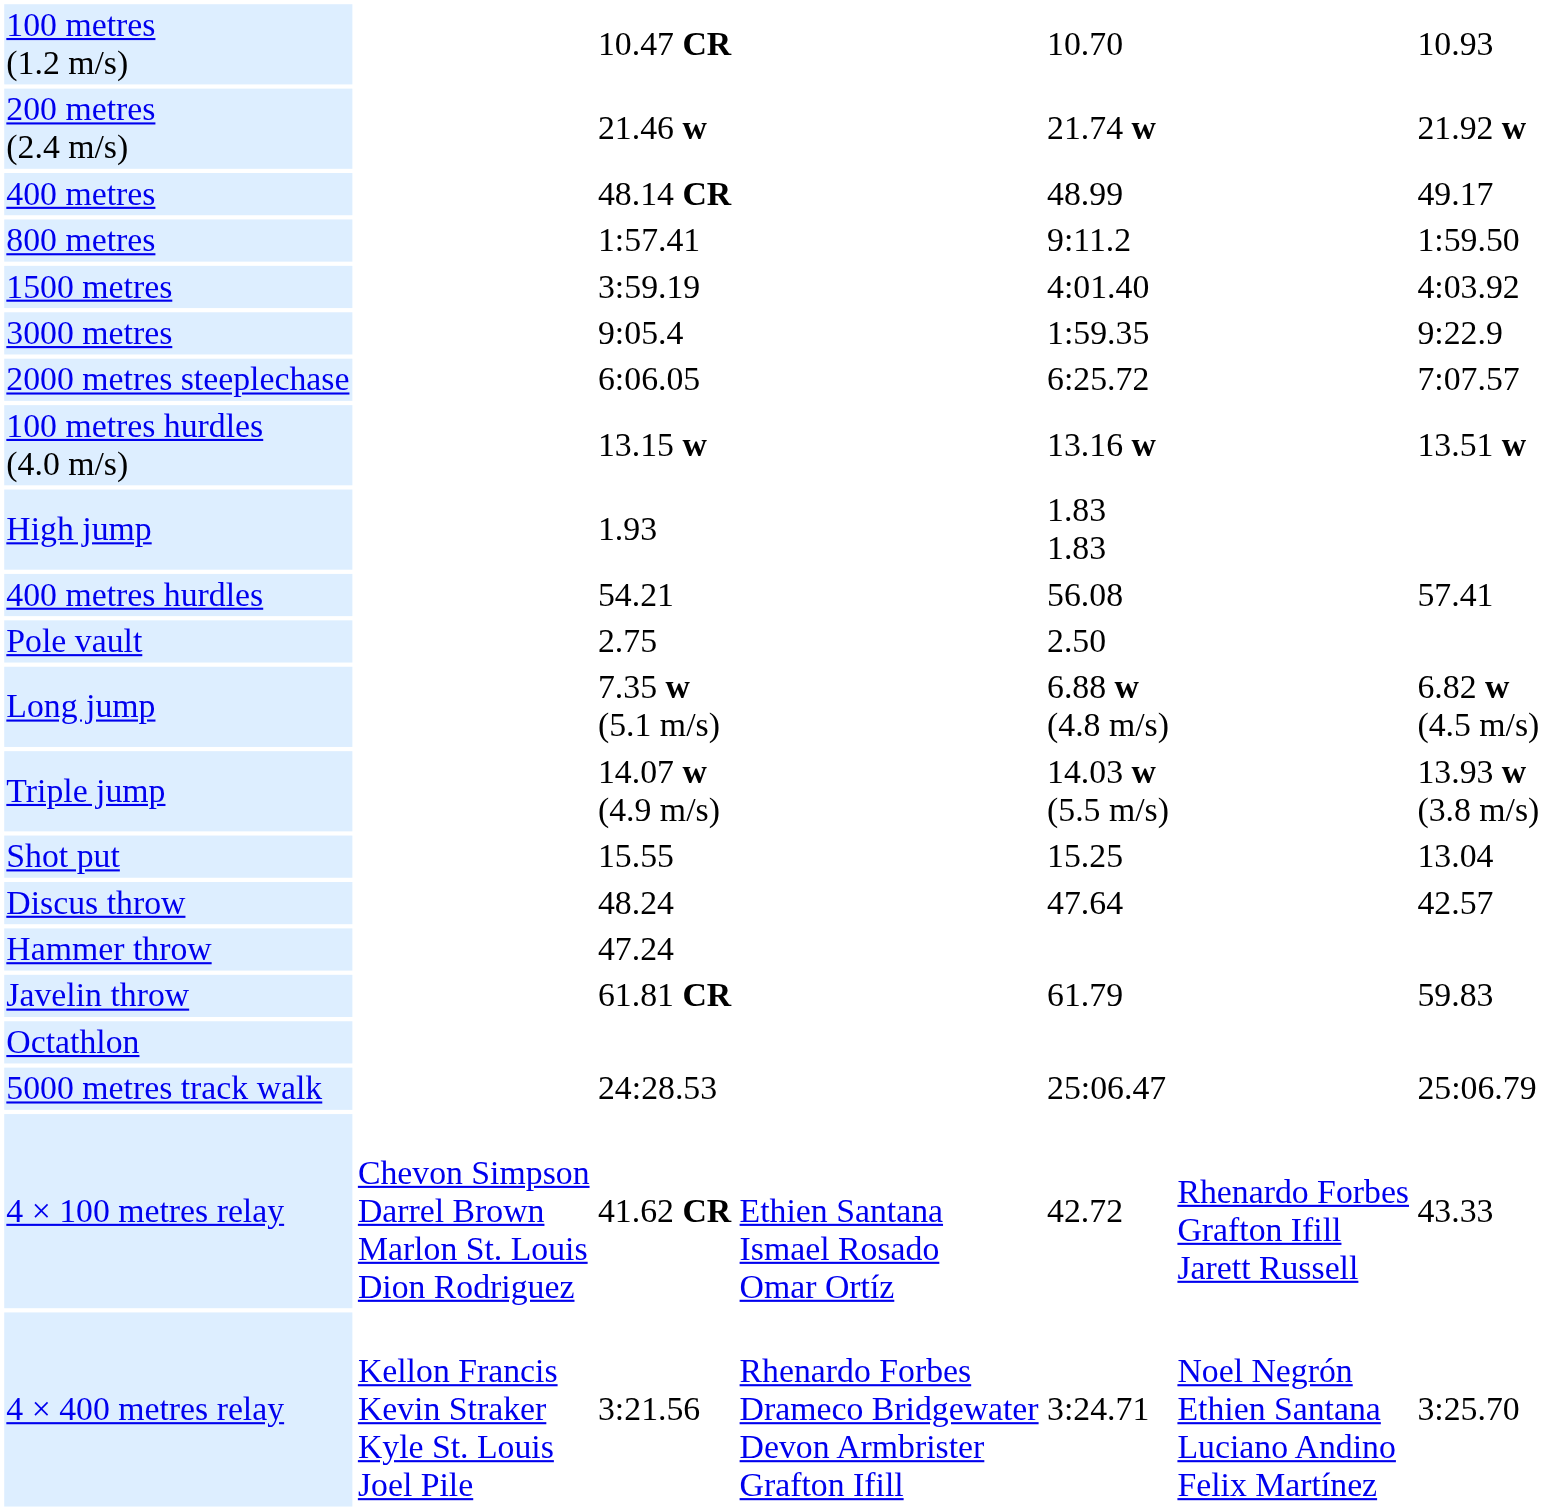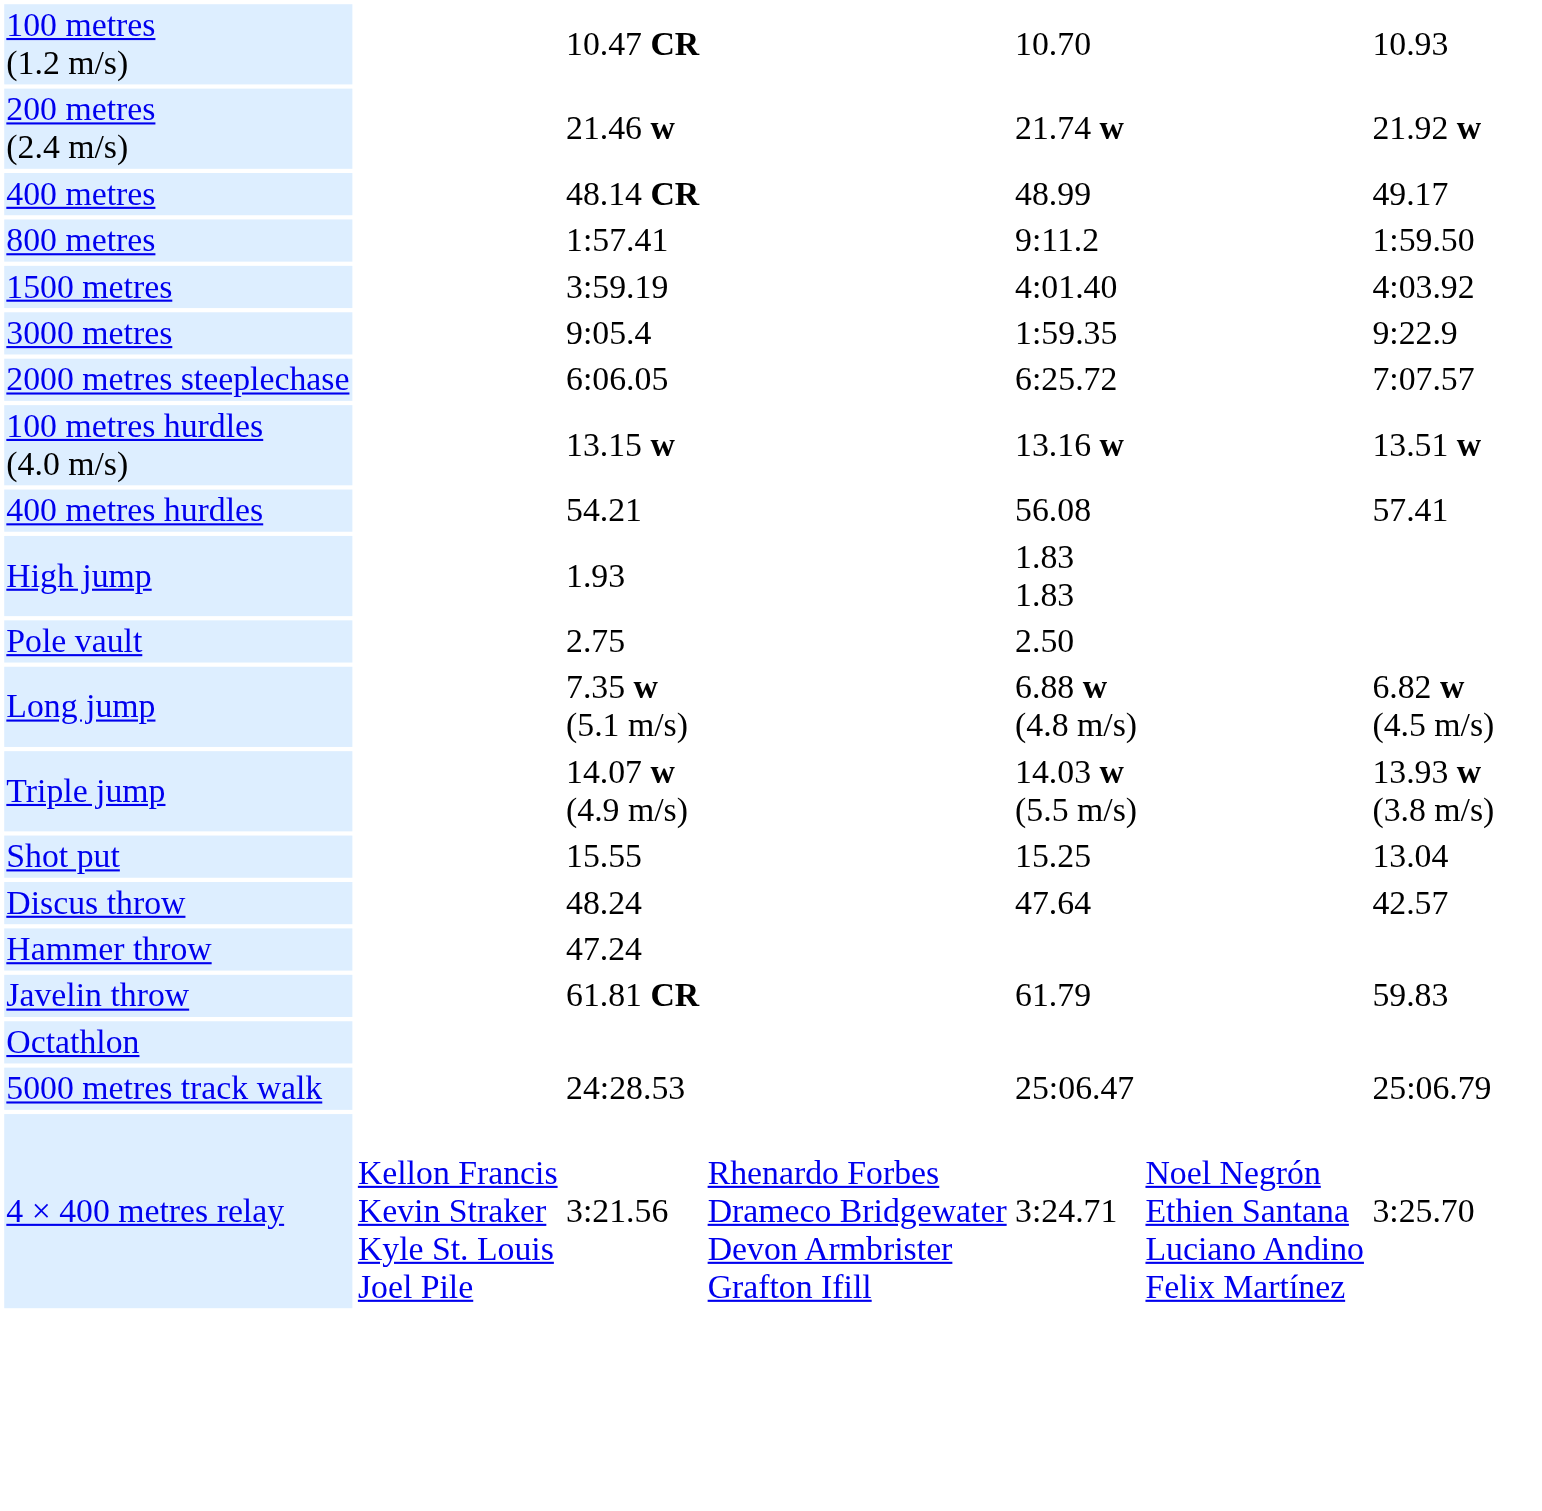rows swapped: (135, 594) <-> (79, 529)
- row: (145, 1210)
